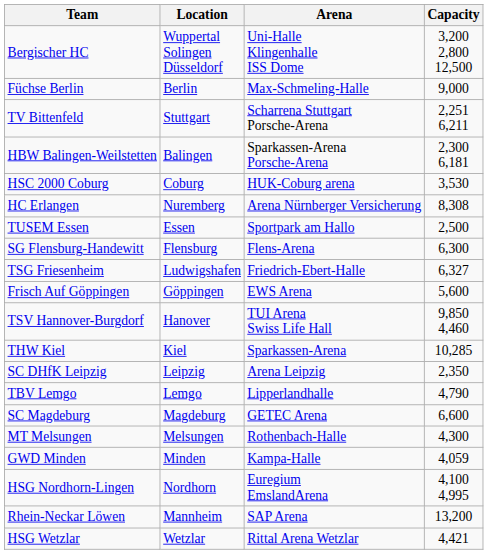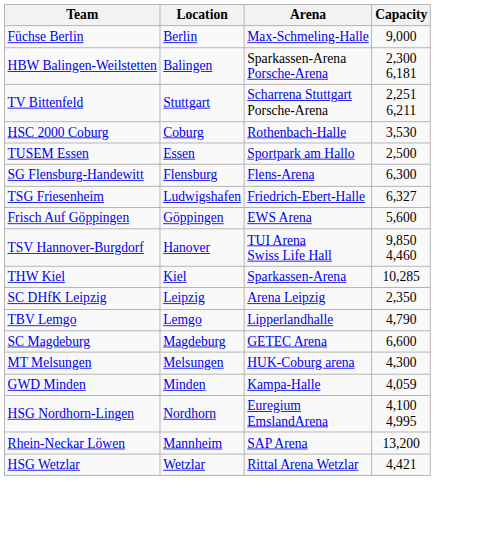- row: (48, 52)
rows swapped: (82, 155) <-> (45, 118)
(301, 184) HUK-Coburg arena -> (297, 132) Rothenbach-Halle
- row: (43, 205)
(297, 436) Rothenbach-Halle -> (301, 363) HUK-Coburg arena
